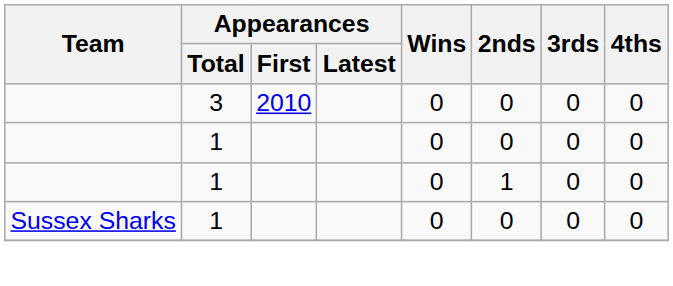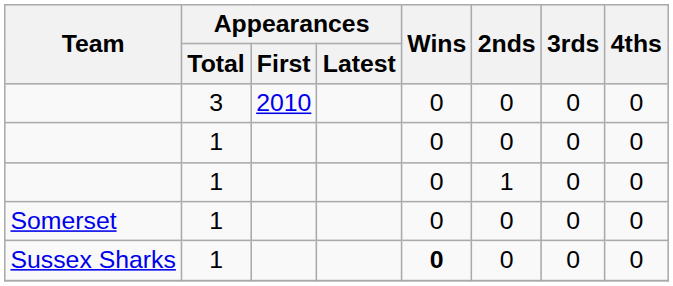+ row: (64, 220)
(437, 220) normal -> (437, 260) bold
